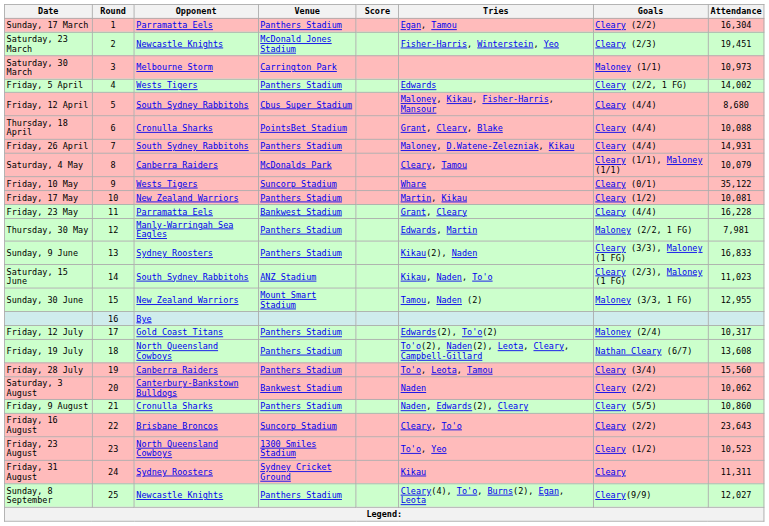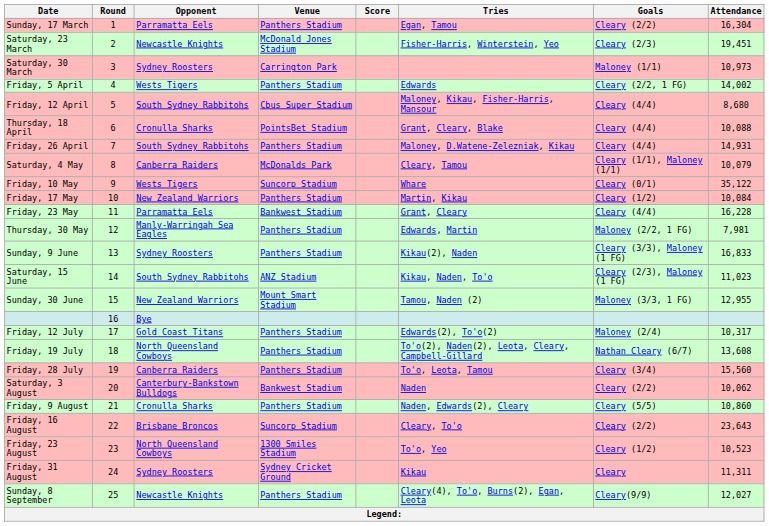(175, 67) Melbourne Storm -> (175, 67) Sydney Roosters
(736, 197) 10,081 -> (736, 197) 10,084
